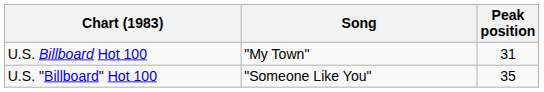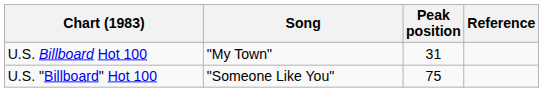+ column: (501, 23)
(508, 76) 35 -> (433, 76) 75
